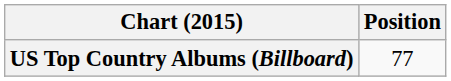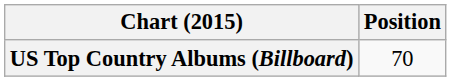(402, 57) 77 -> (402, 57) 70
